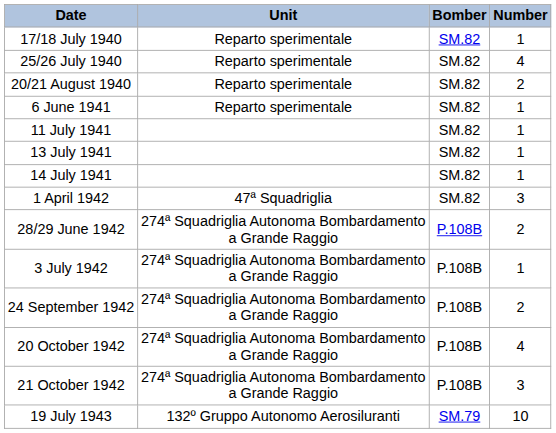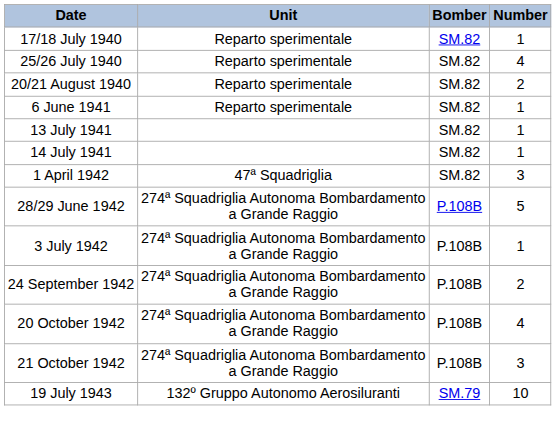- row: (71, 130)
(521, 229) 2 -> (521, 206) 5
